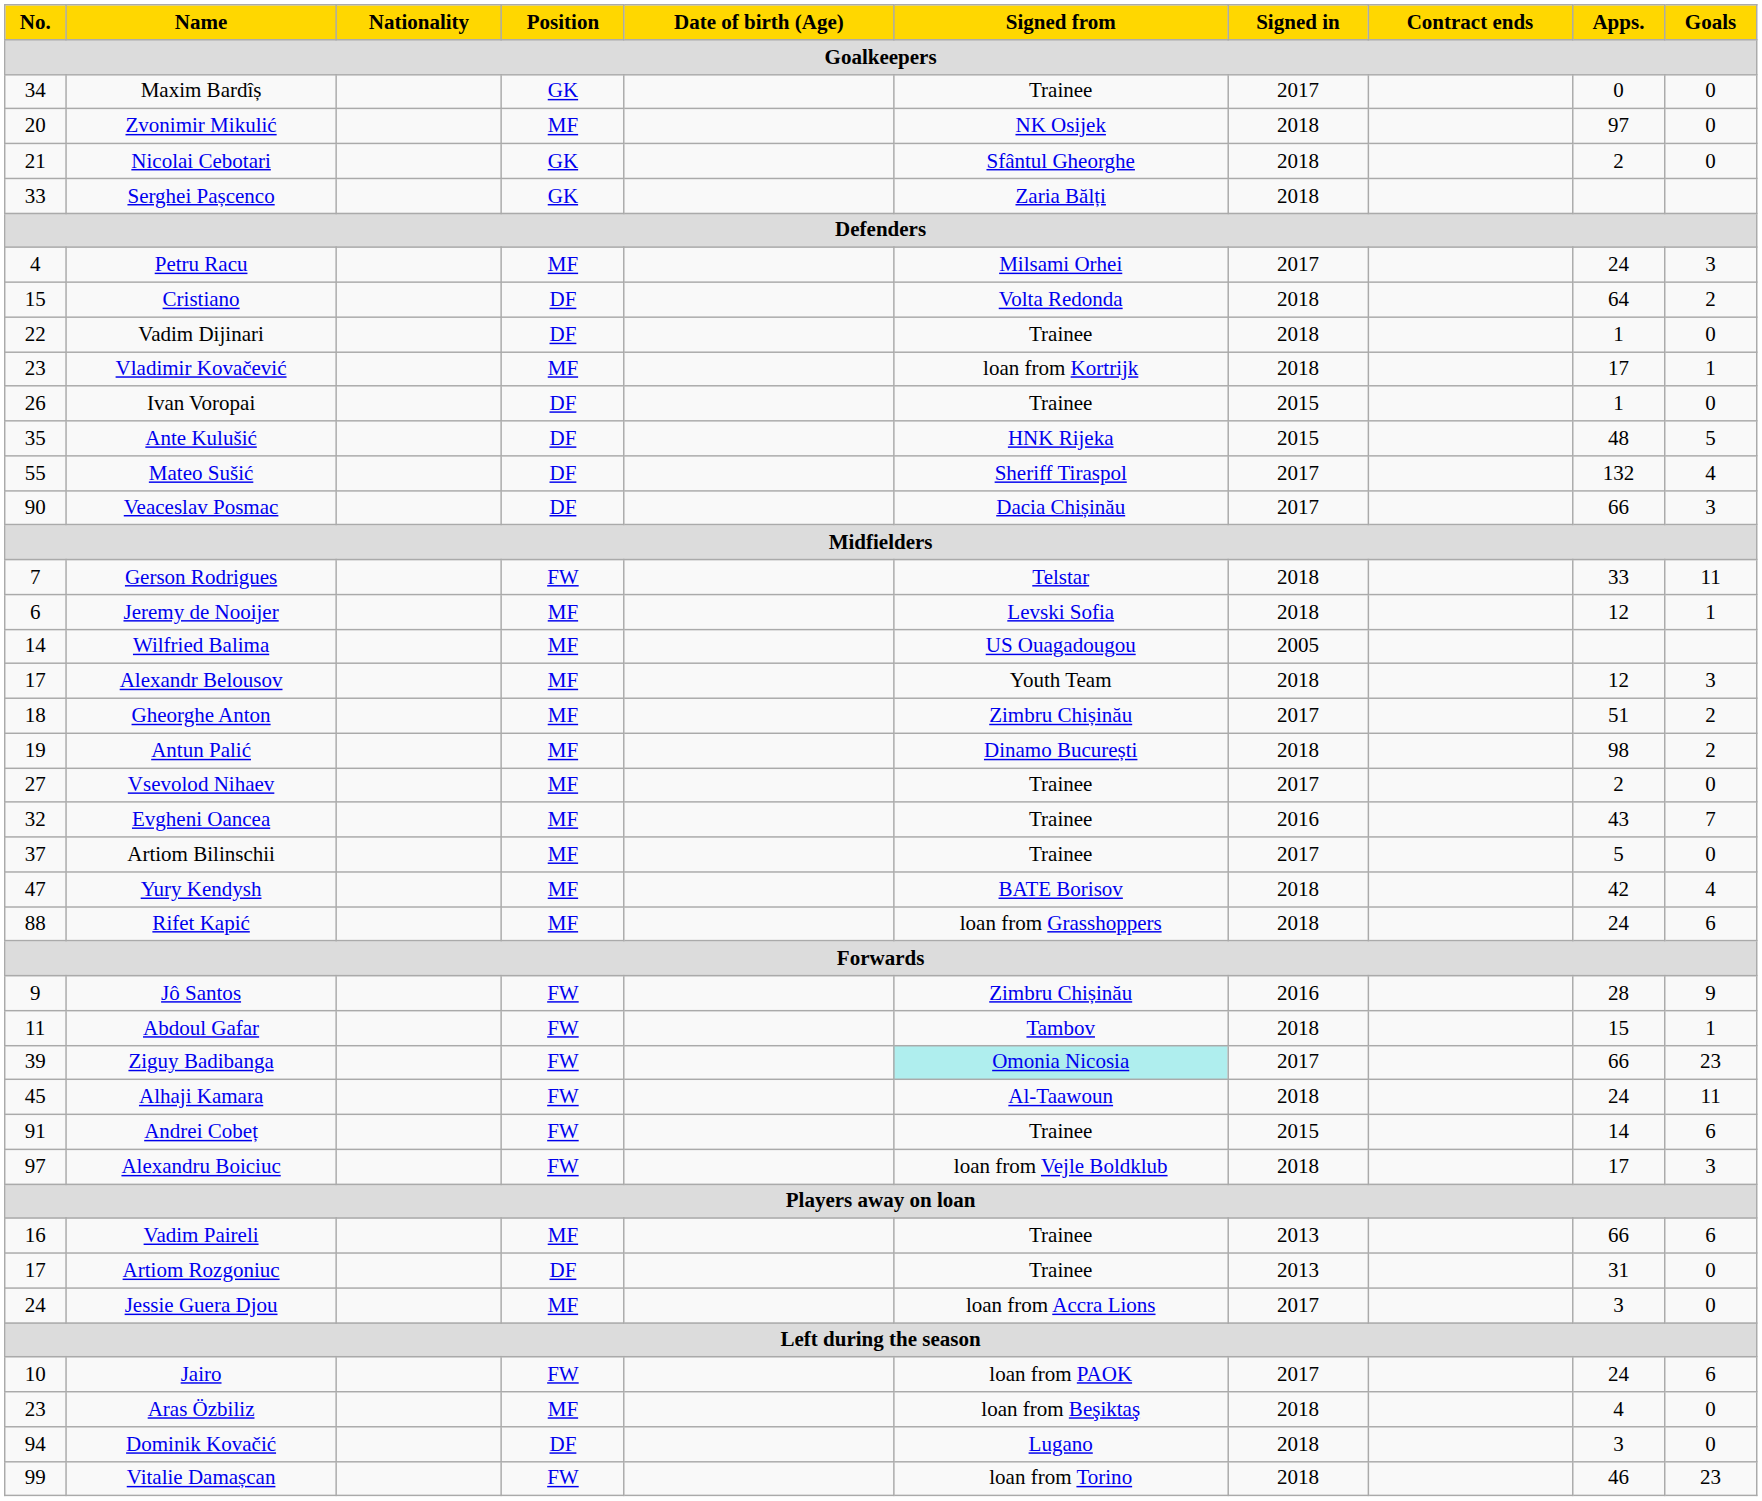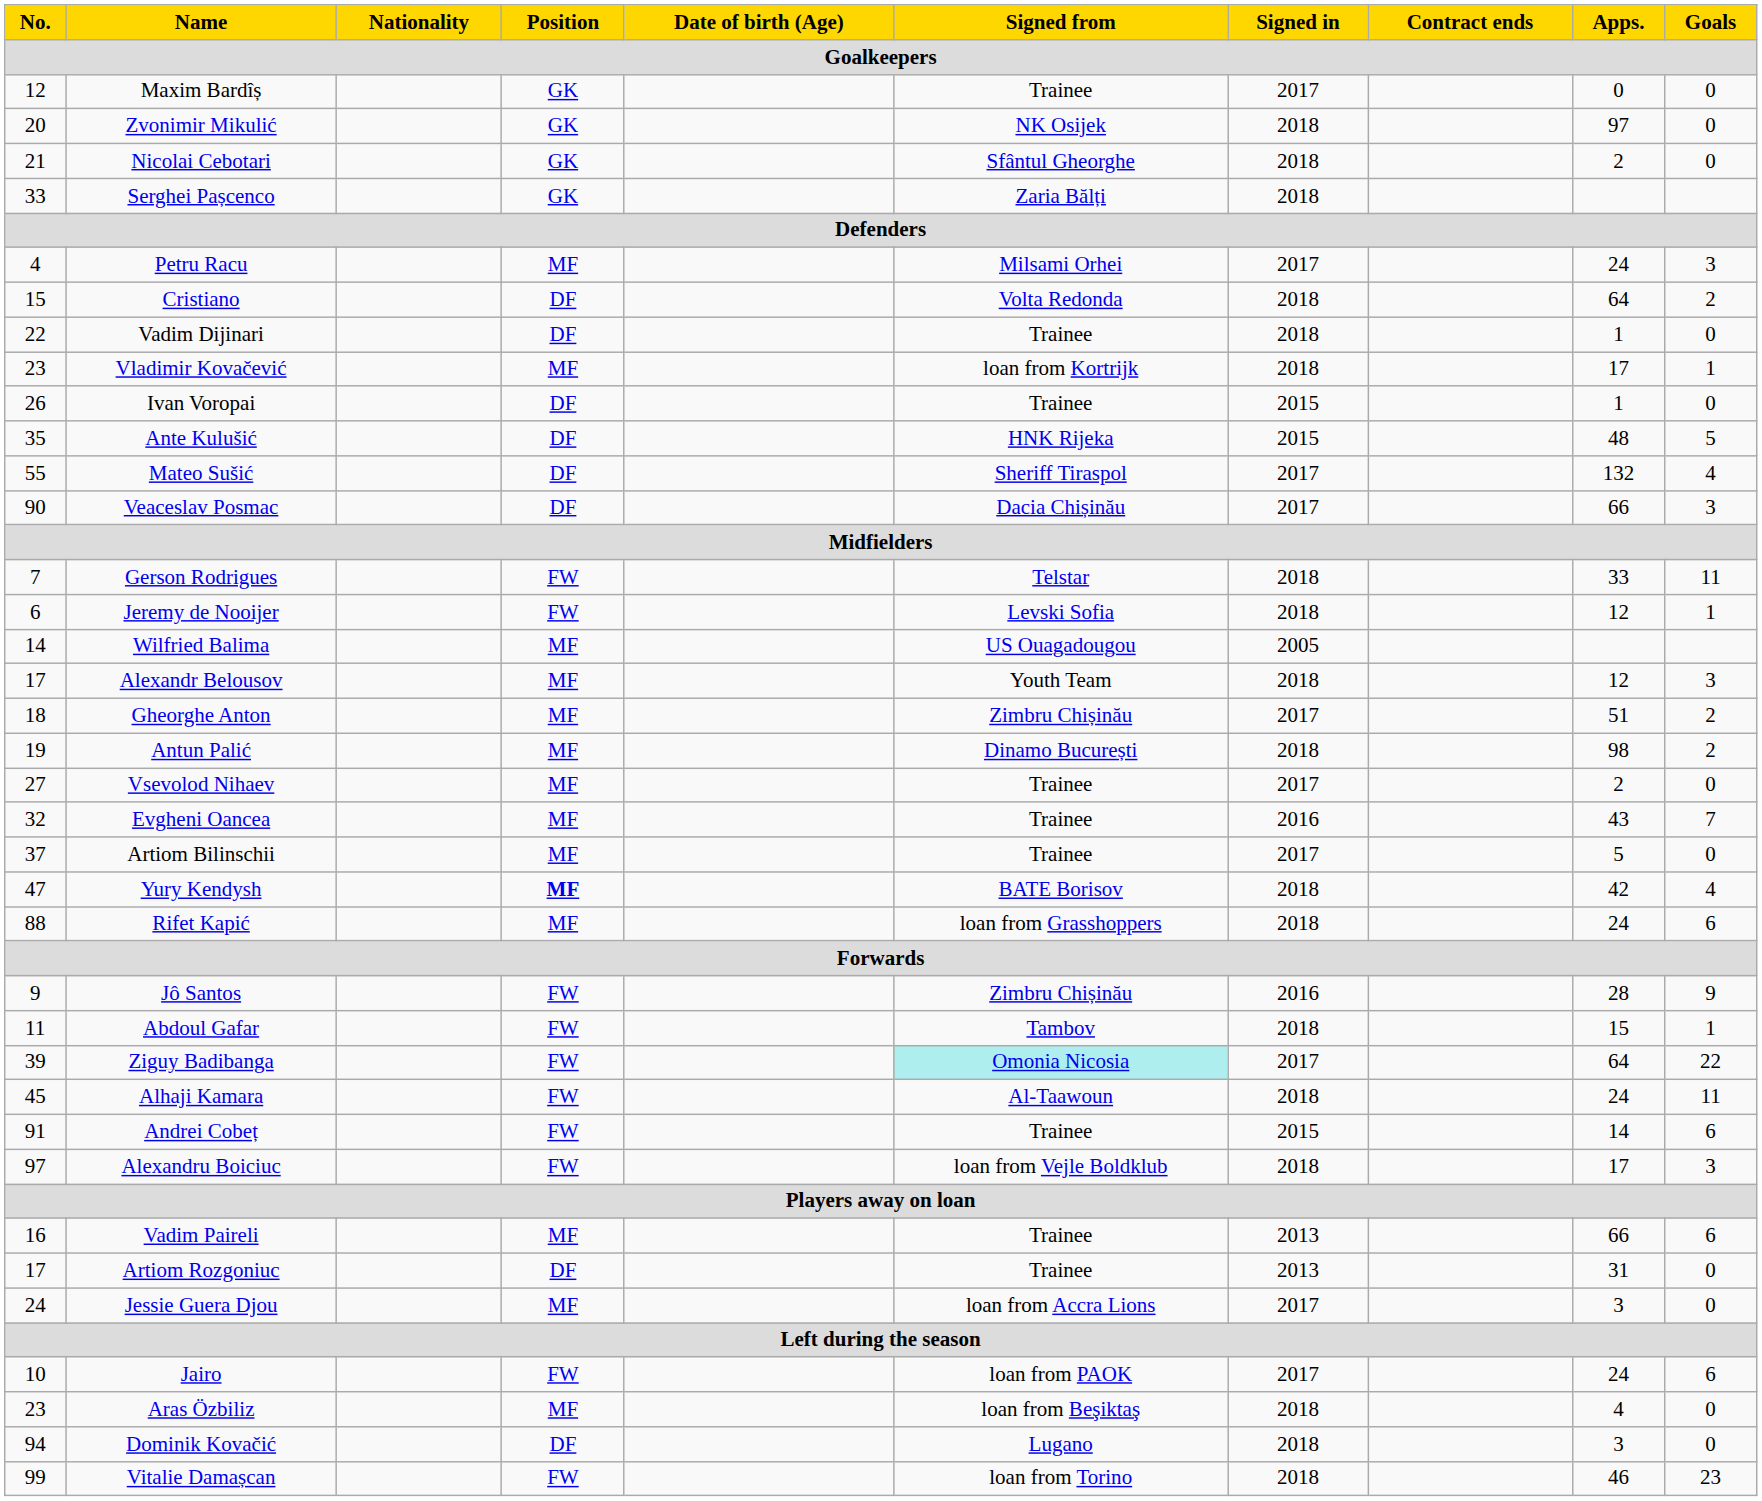(35, 91) 34 -> (35, 91) 12
(563, 126) MF -> (563, 126) GK
(563, 611) MF -> (563, 611) FW
(563, 889) normal -> (563, 889) bold
(1618, 1062) 66 -> (1618, 1062) 64
(1711, 1062) 23 -> (1711, 1062) 22
